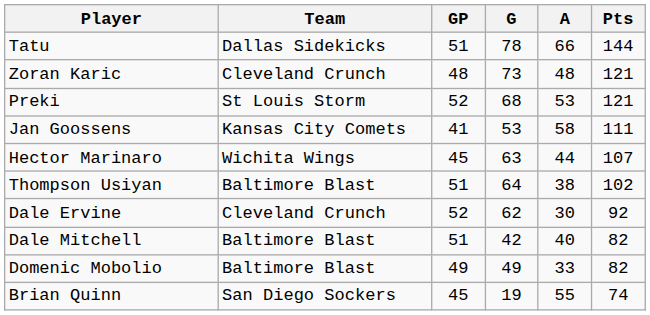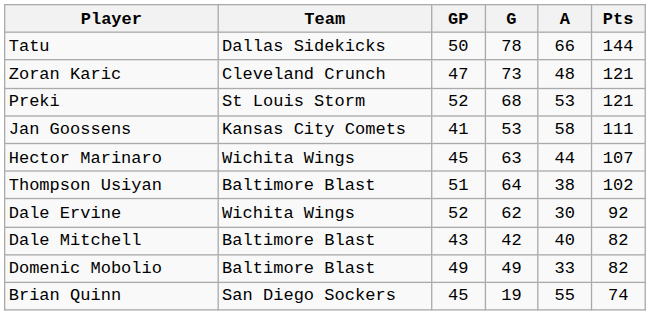(458, 46) 51 -> (458, 46) 50
(458, 74) 48 -> (458, 74) 47
(304, 213) Cleveland Crunch -> (289, 213) Wichita Wings
(458, 241) 51 -> (458, 241) 43
